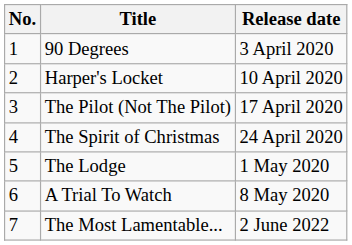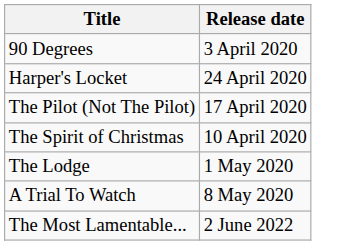- column: (23, 19)
(291, 78) 10 April 2020 -> (255, 78) 24 April 2020
(291, 136) 24 April 2020 -> (255, 136) 10 April 2020
